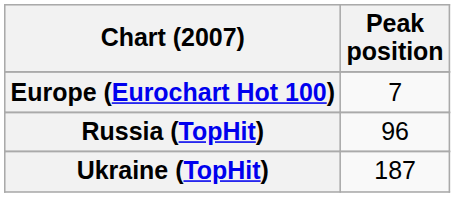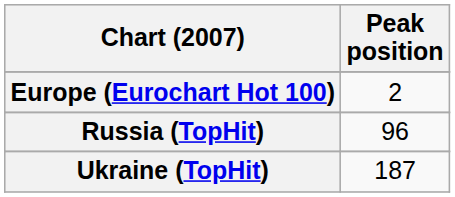(395, 91) 7 -> (395, 91) 2
